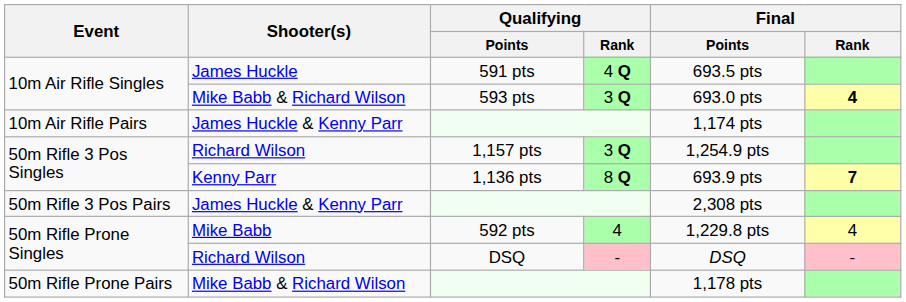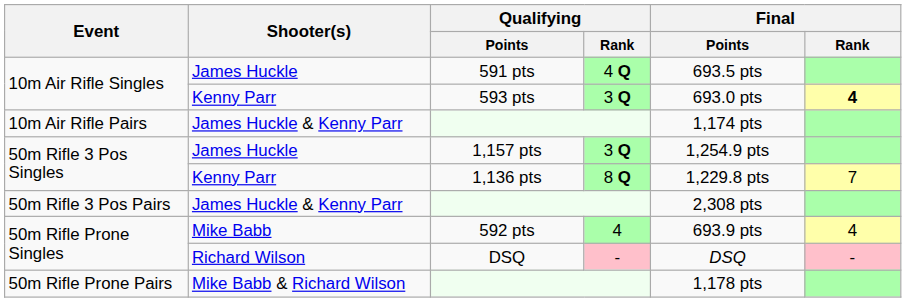(299, 97) Mike Babb & Richard Wilson -> (234, 97) Kenny Parr
(249, 151) Richard Wilson -> (245, 151) James Huckle
(727, 177) 693.9 pts -> (727, 177) 1,229.8 pts
(852, 177) bold -> (852, 177) normal
(727, 231) 1,229.8 pts -> (727, 231) 693.9 pts
